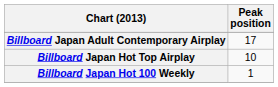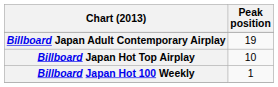(251, 40) 17 -> (251, 40) 19
